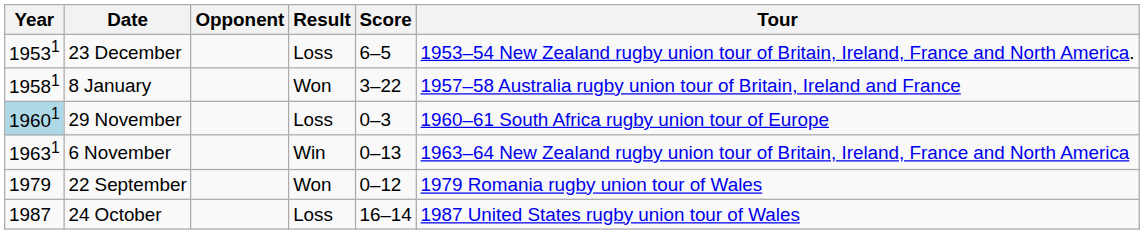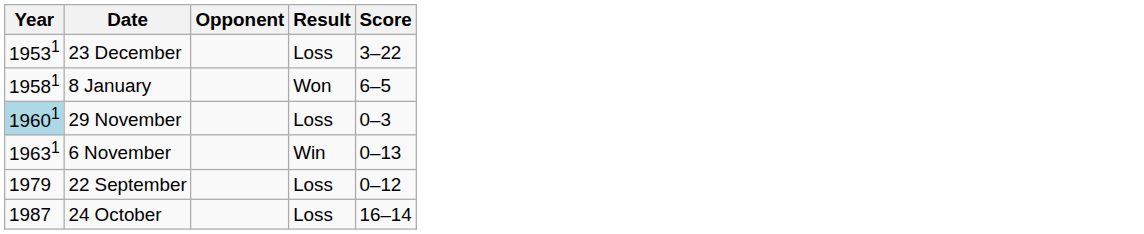- column: (778, 20)
(375, 51) 6–5 -> (380, 51) 3–22
(380, 85) 3–22 -> (375, 85) 6–5
(312, 184) Won -> (313, 184) Loss
